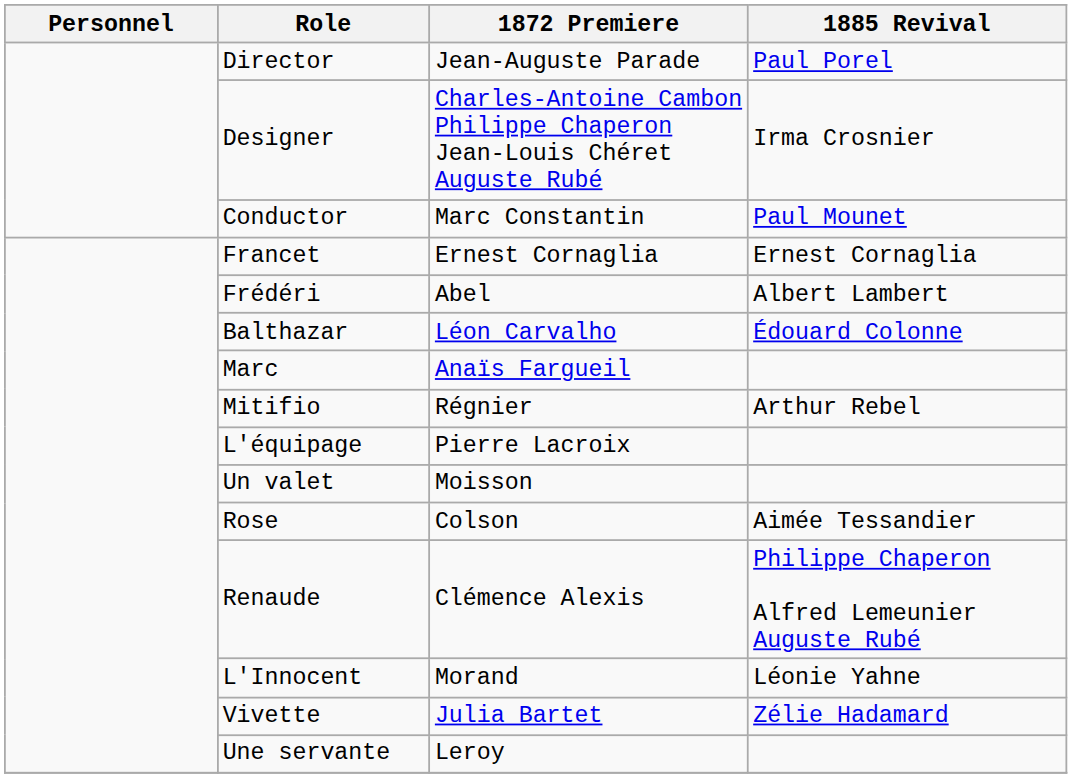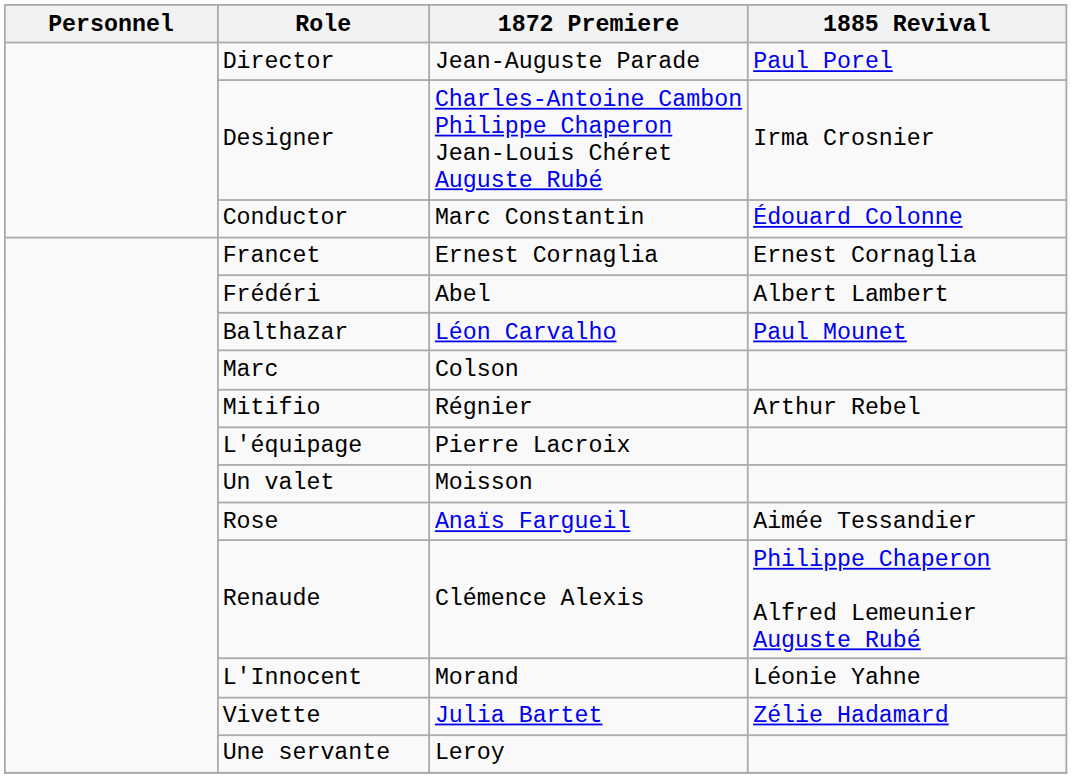(830, 218) Paul Mounet -> (858, 218) Édouard Colonne
(858, 332) Édouard Colonne -> (830, 332) Paul Mounet
(533, 370) Anaïs Fargueil -> (477, 370) Colson
(477, 522) Colson -> (533, 522) Anaïs Fargueil
